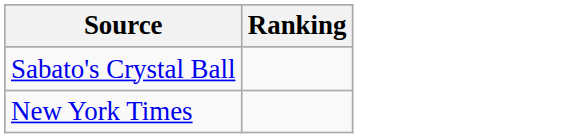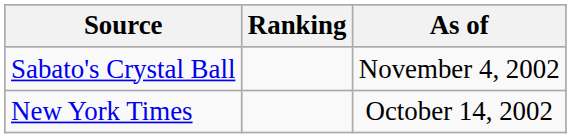+ column: (459, 25)
